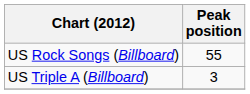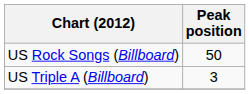(214, 54) 55 -> (214, 54) 50
